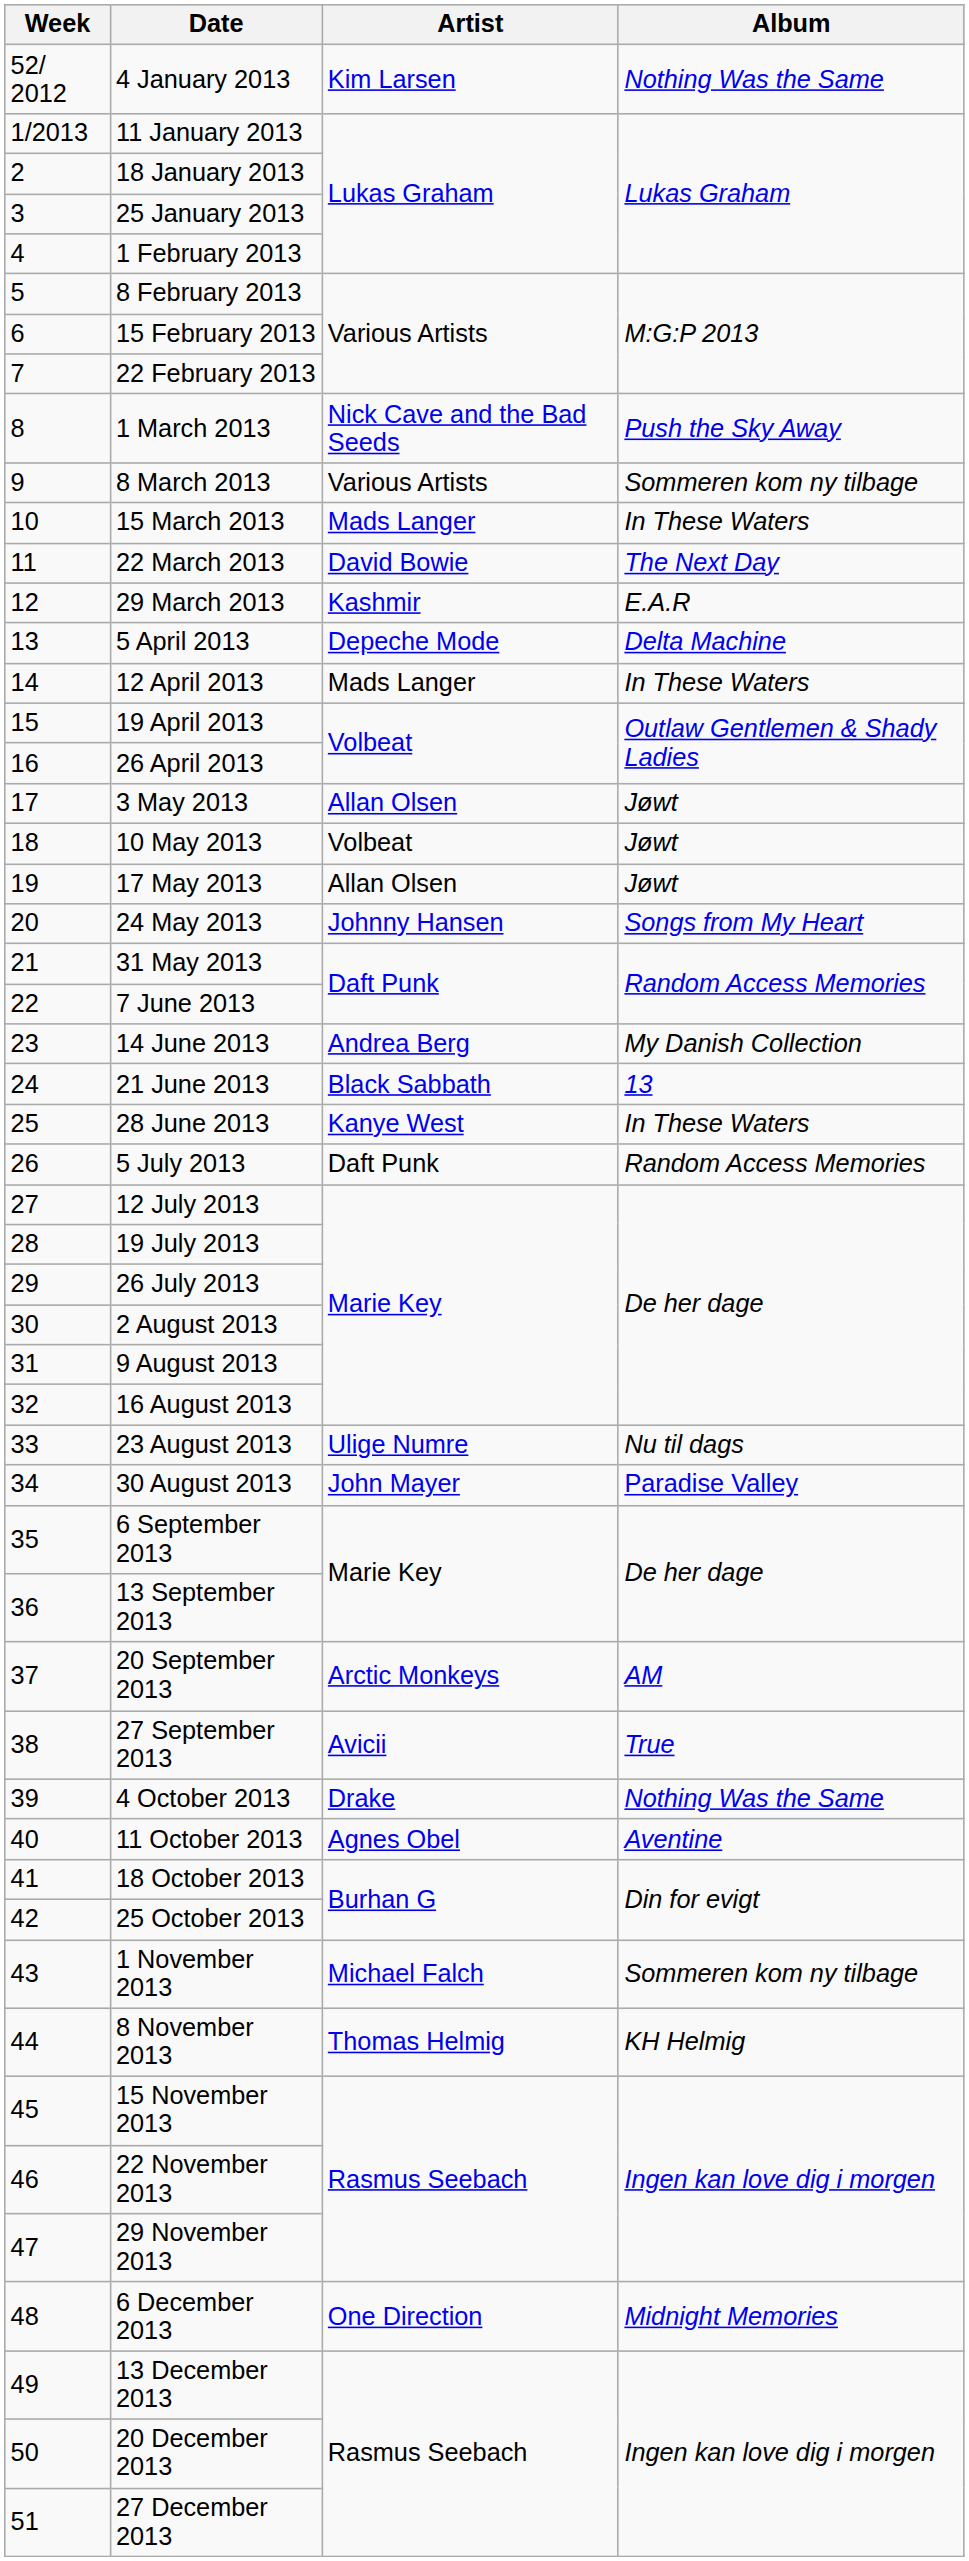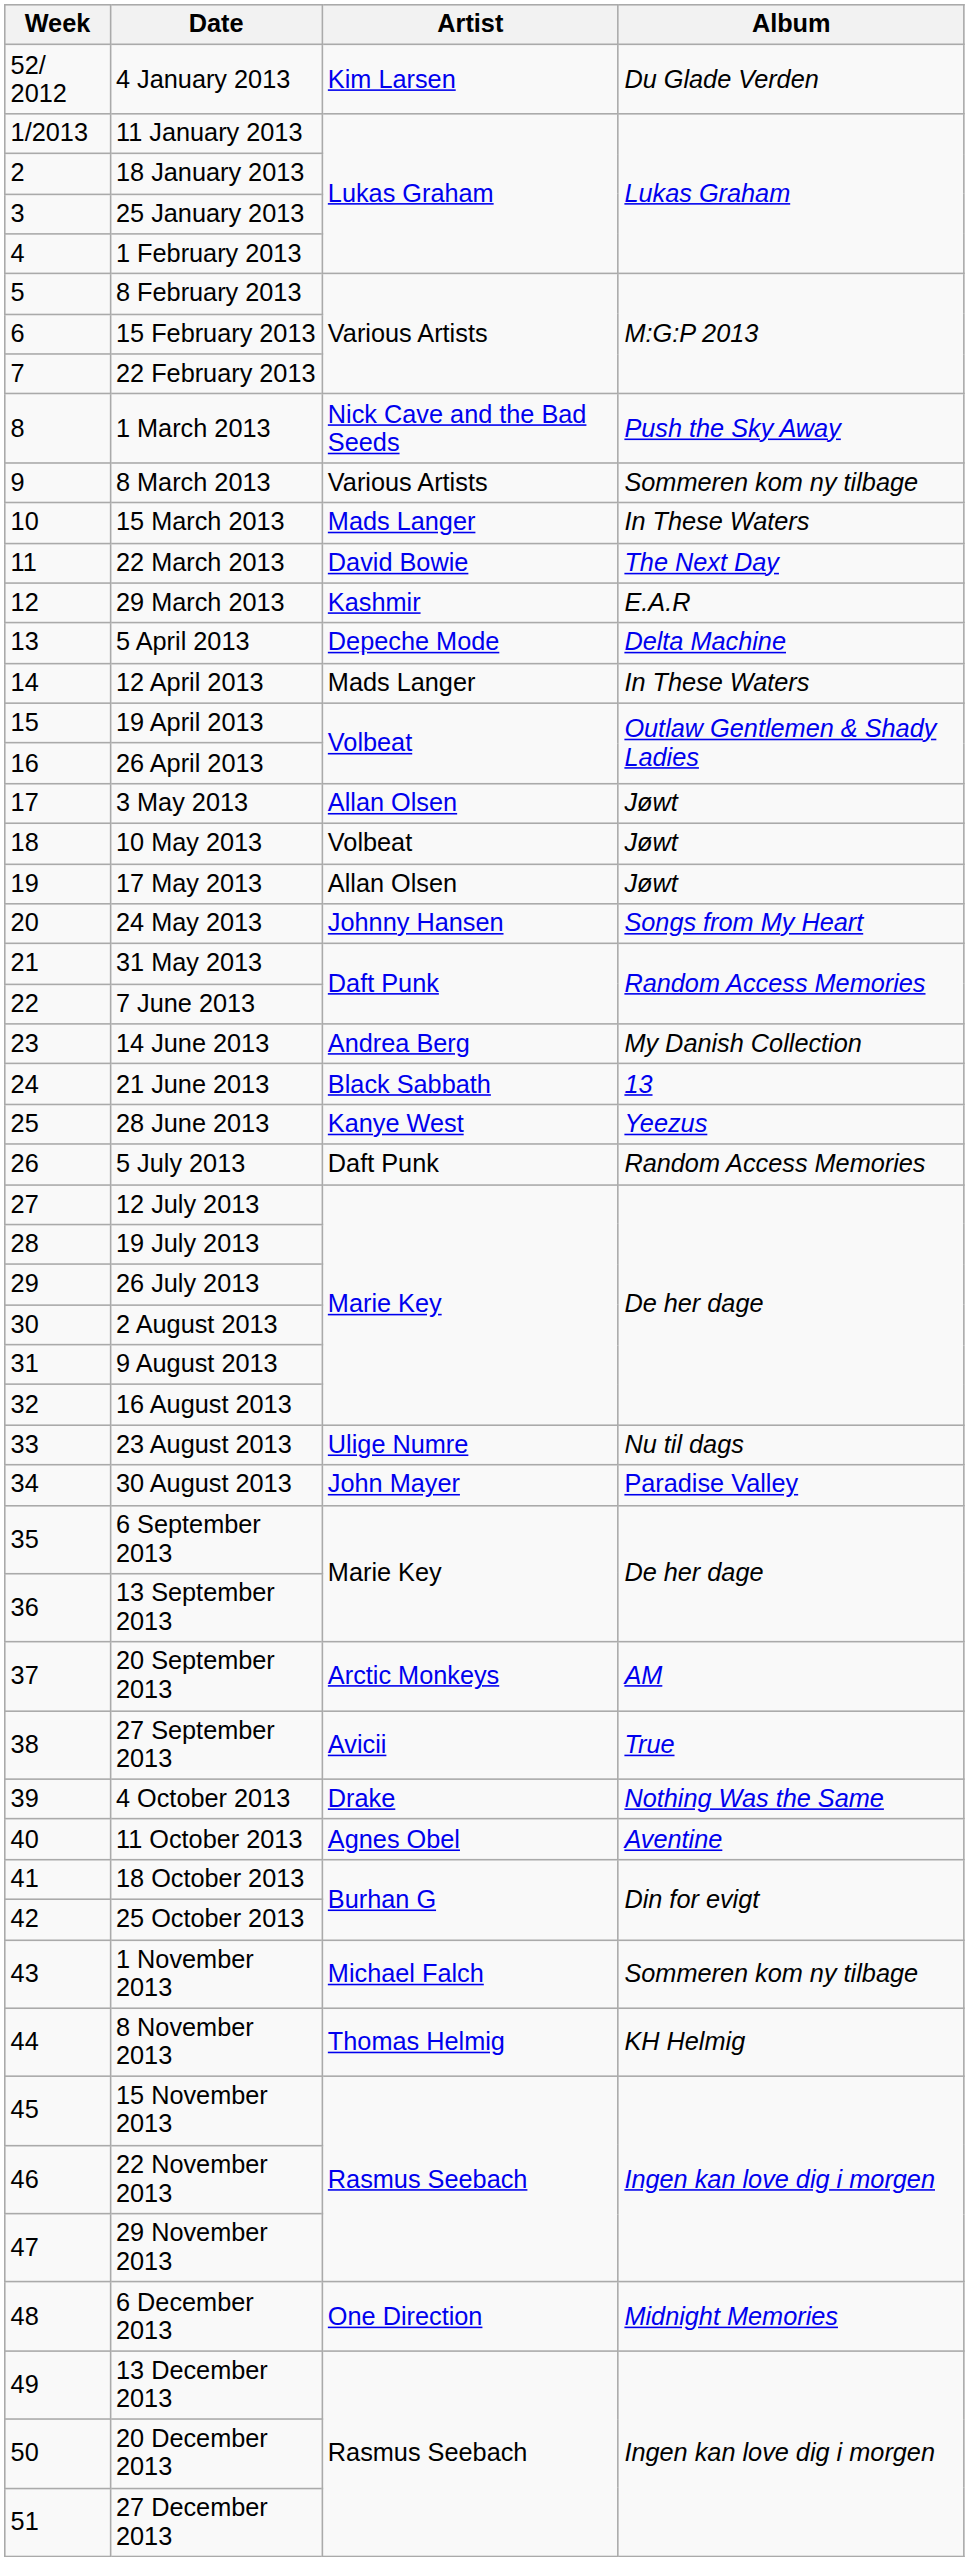(754, 78) Nothing Was the Same -> (722, 78) Du Glade Verden
(717, 1123) In These Waters -> (666, 1123) Yeezus
